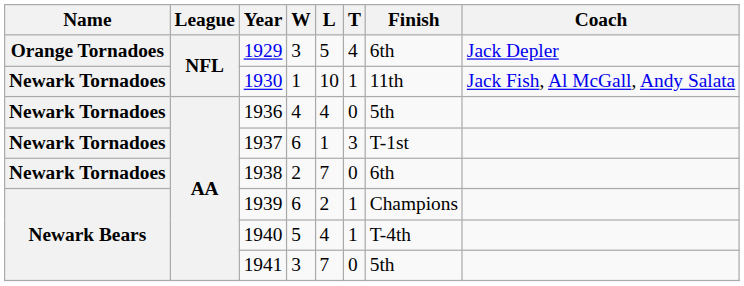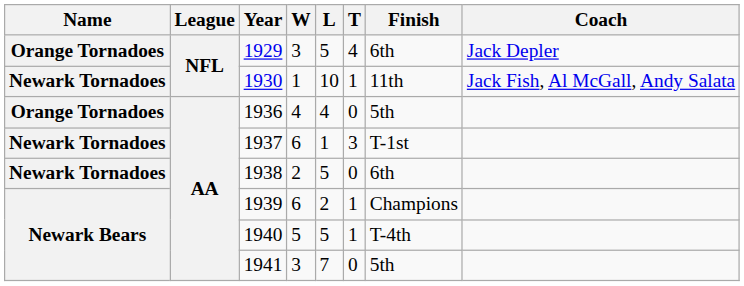(87, 111) Newark Tornadoes -> (87, 111) Orange Tornadoes
(324, 173) 7 -> (324, 173) 5
(324, 234) 4 -> (324, 234) 5
